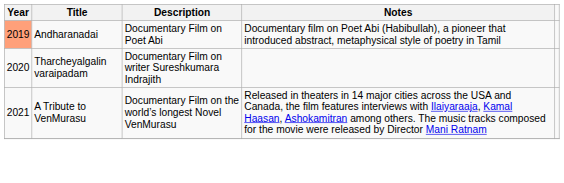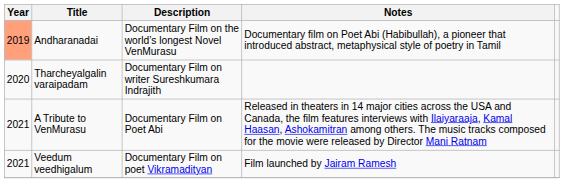(173, 34) Documentary Film on Poet Abi -> (182, 40) Documentary Film on the world’s longest Novel VenMurasu
(182, 113) Documentary Film on the world’s longest Novel VenMurasu -> (173, 124) Documentary Film on Poet Abi
+ row: (63, 163)
